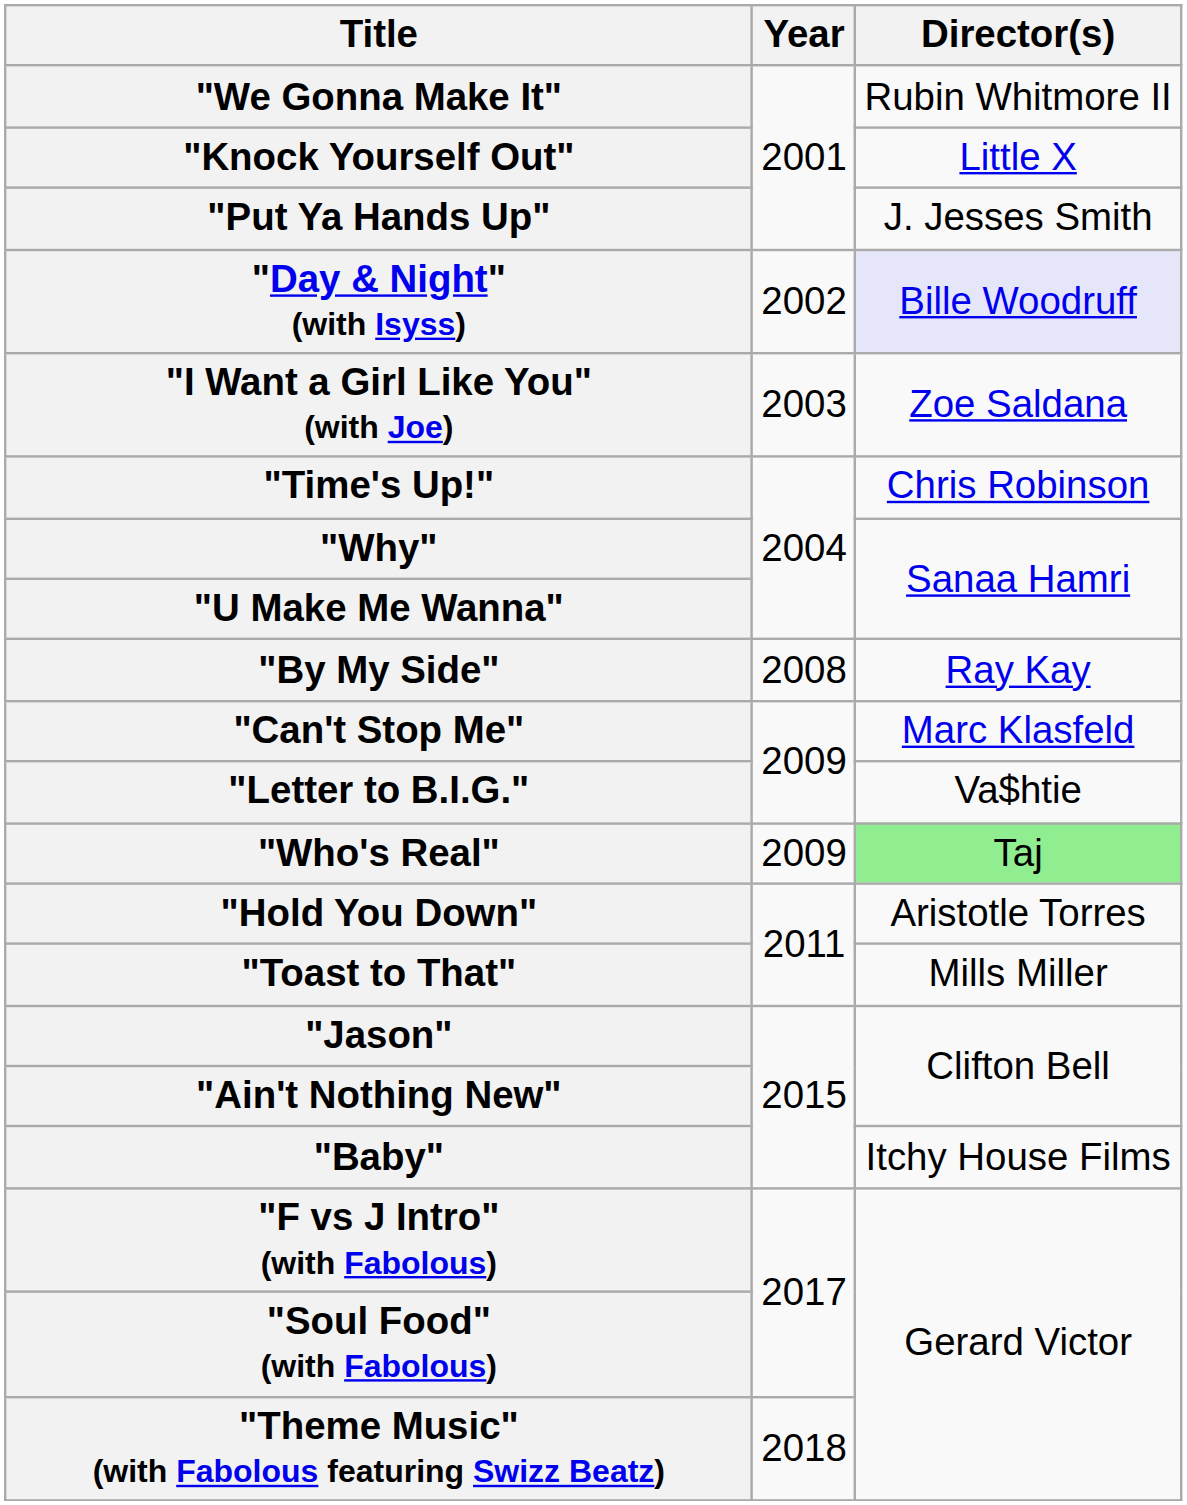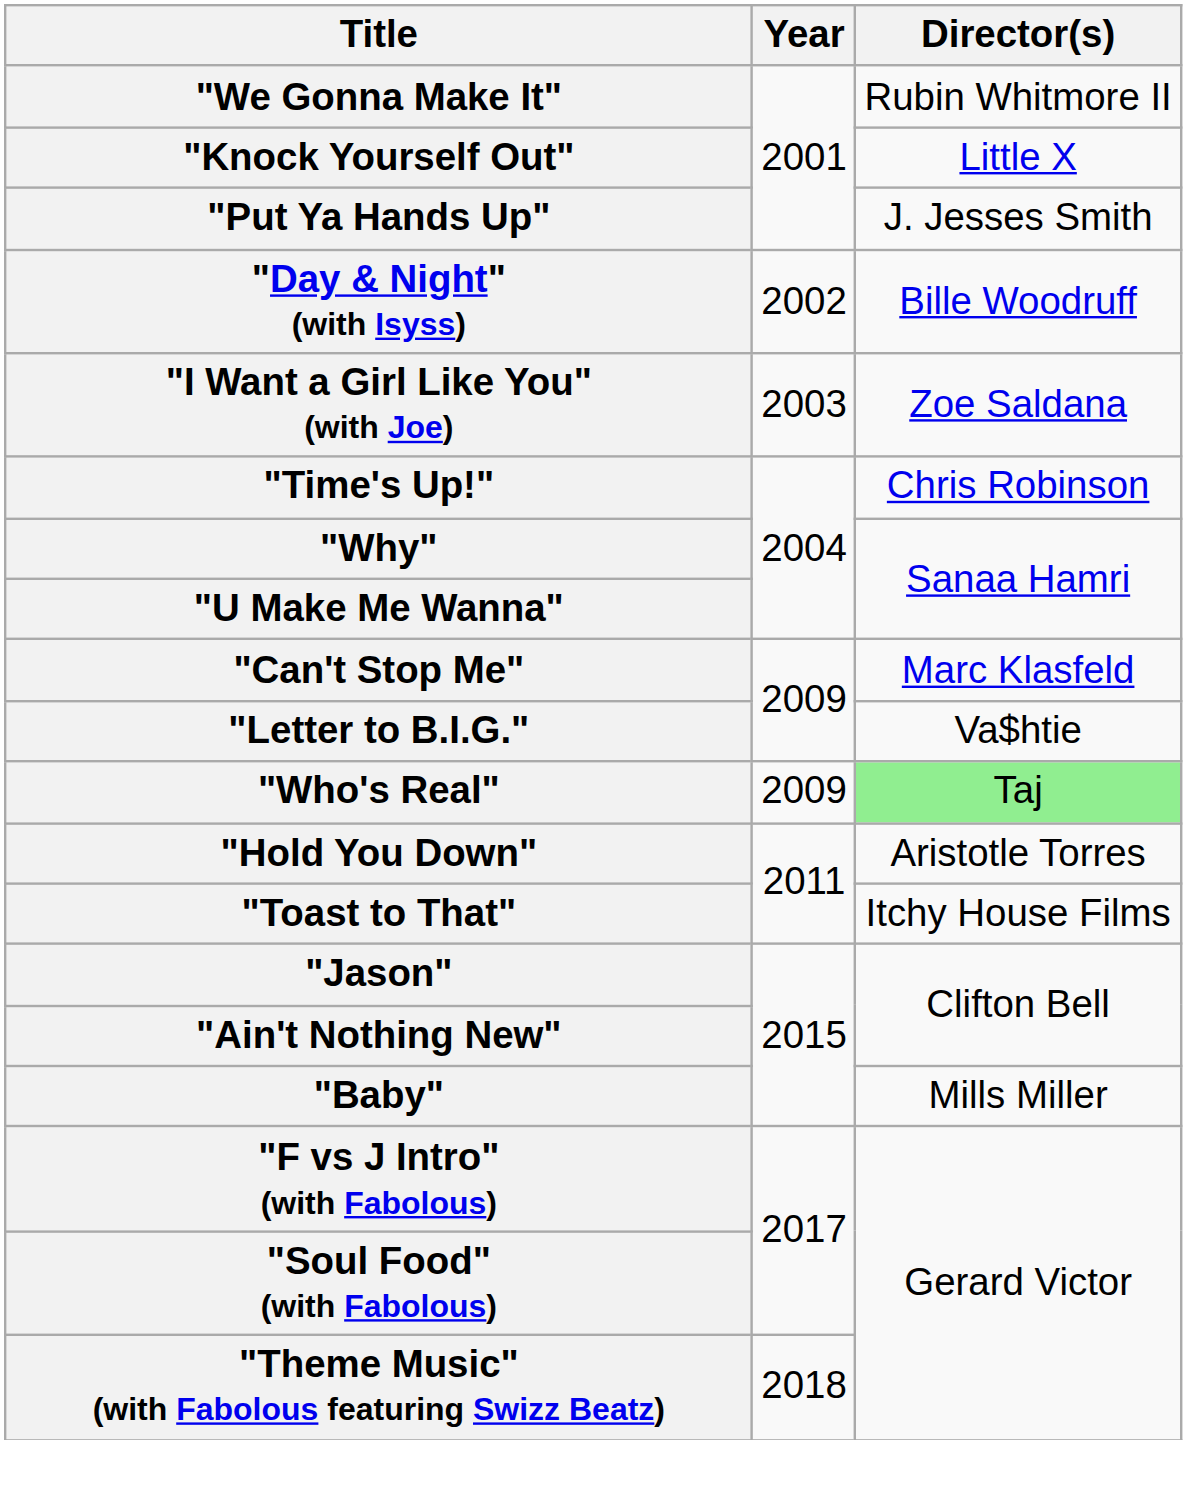(1018, 300) lavender background -> (1018, 300) no background
- row: (379, 669)
(1018, 973) Mills Miller -> (1018, 913) Itchy House Films
(1018, 1156) Itchy House Films -> (1018, 1095) Mills Miller
